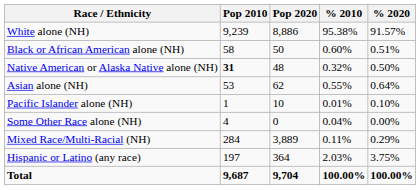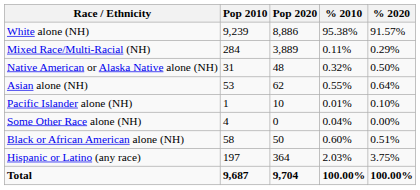rows swapped: (95, 49) <-> (79, 139)
(229, 67) bold -> (229, 67) normal
